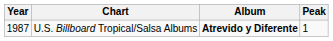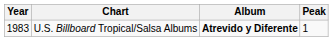(18, 28) 1987 -> (18, 28) 1983
